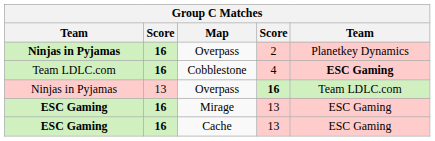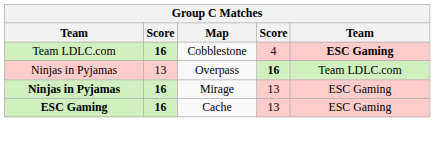- row: (217, 51)
(74, 107) ESC Gaming -> (74, 88) Ninjas in Pyjamas
